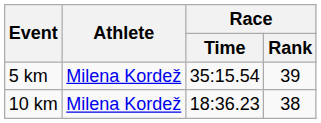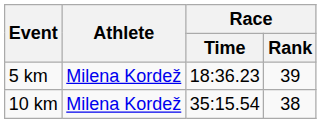(225, 76) 35:15.54 -> (225, 76) 18:36.23
(225, 105) 18:36.23 -> (225, 105) 35:15.54
